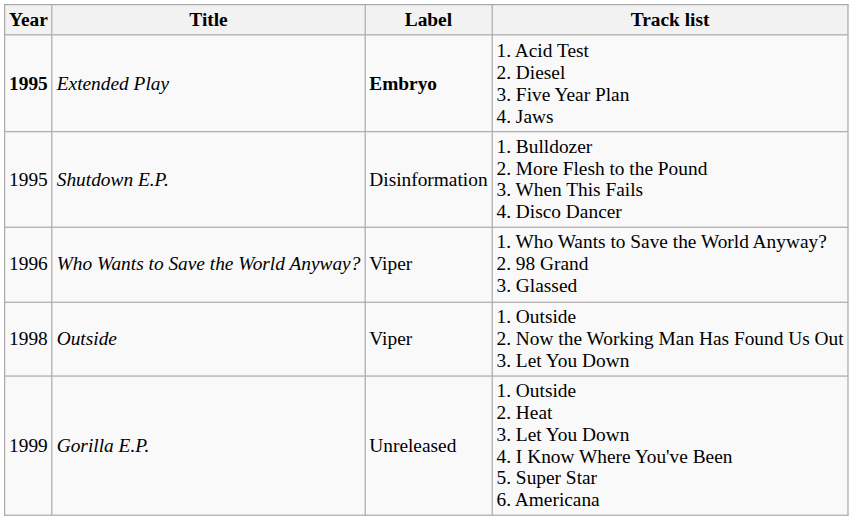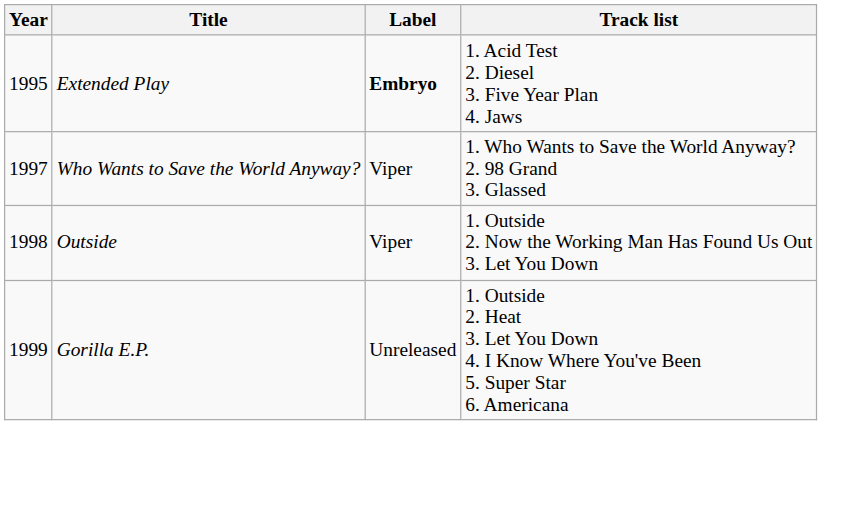(28, 83) bold -> (28, 83) normal
- row: (113, 179)
(28, 264) 1996 -> (28, 168) 1997
